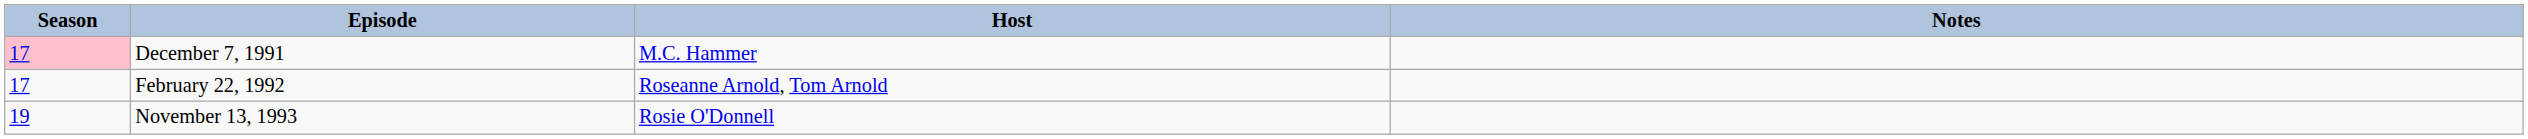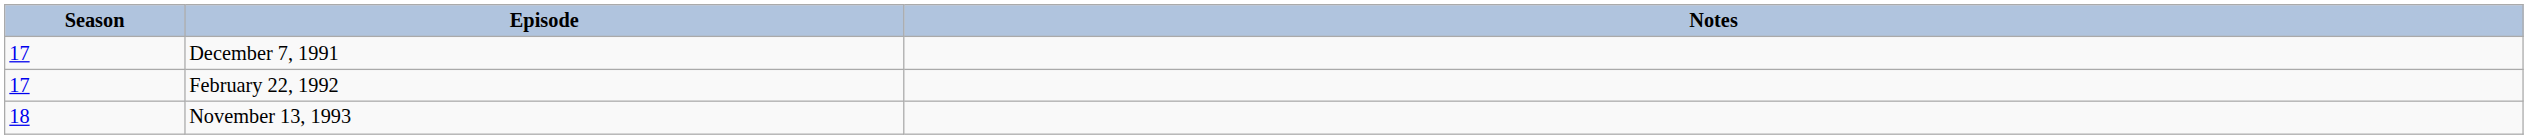- column: (1012, 20)
(19, 52) pink background -> (19, 52) no background
(19, 117) 19 -> (19, 117) 18
